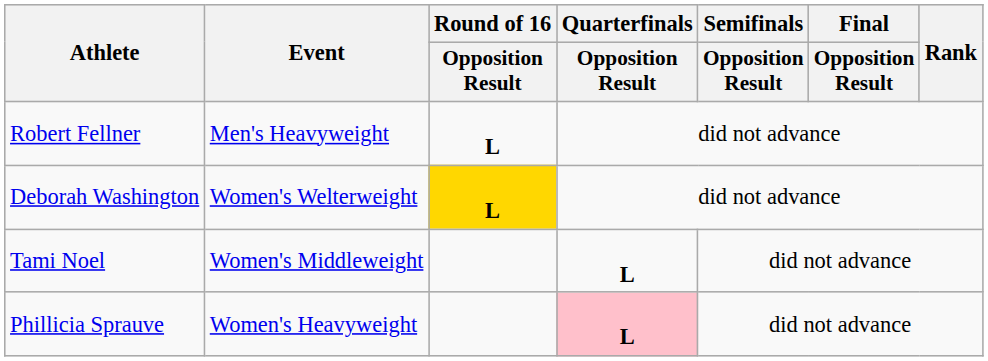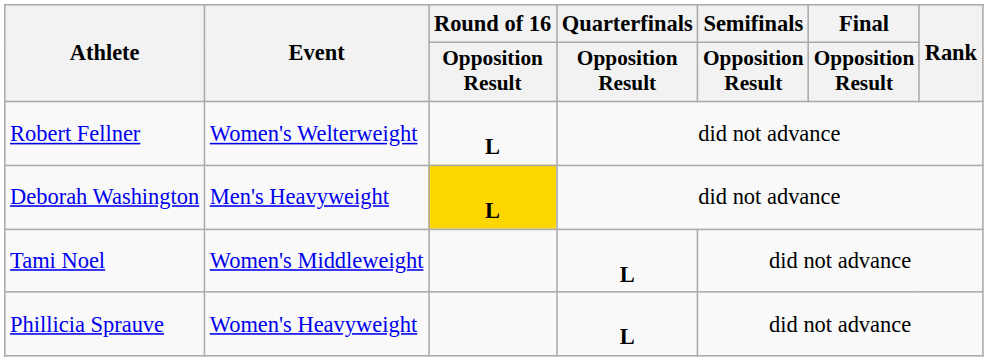(299, 133) Men's Heavyweight -> (314, 133) Women's Welterweight
(314, 197) Women's Welterweight -> (299, 197) Men's Heavyweight
(627, 337) pink background -> (627, 337) no background
